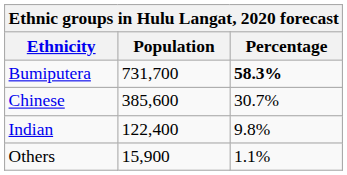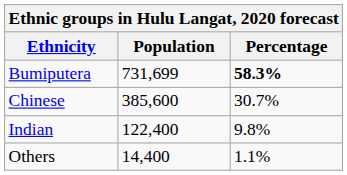(150, 73) 731,700 -> (150, 73) 731,699
(146, 156) 15,900 -> (146, 156) 14,400
